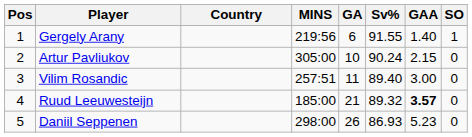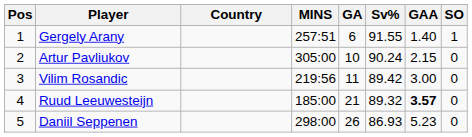(315, 36) 219:56 -> (315, 36) 257:51
(315, 79) 257:51 -> (315, 79) 219:56
(385, 79) 89.40 -> (385, 79) 89.42
